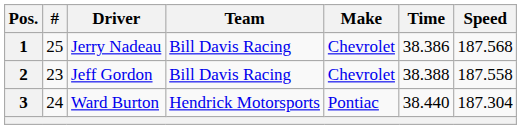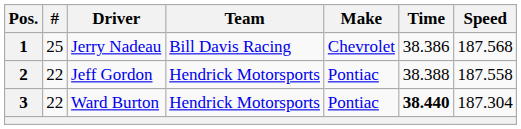(55, 74) 23 -> (55, 74) 22
(230, 74) Bill Davis Racing -> (245, 74) Hendrick Motorsports
(361, 74) Chevrolet -> (353, 74) Pontiac
(55, 102) 24 -> (55, 102) 22
(426, 102) normal -> (426, 102) bold
